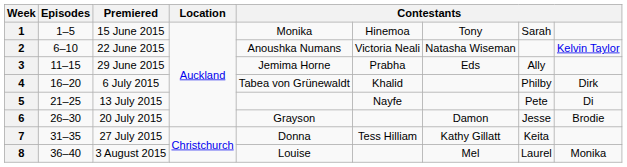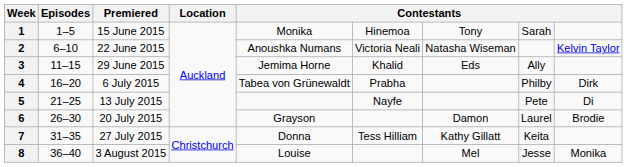(387, 66) Prabha -> (387, 66) Khalid
(387, 84) Khalid -> (387, 84) Prabha
(536, 119) Jesse -> (536, 119) Laurel
(536, 154) Laurel -> (536, 154) Jesse
